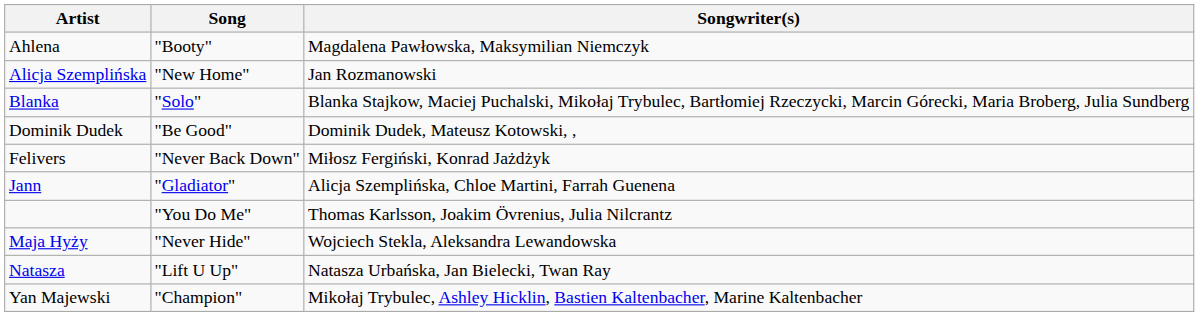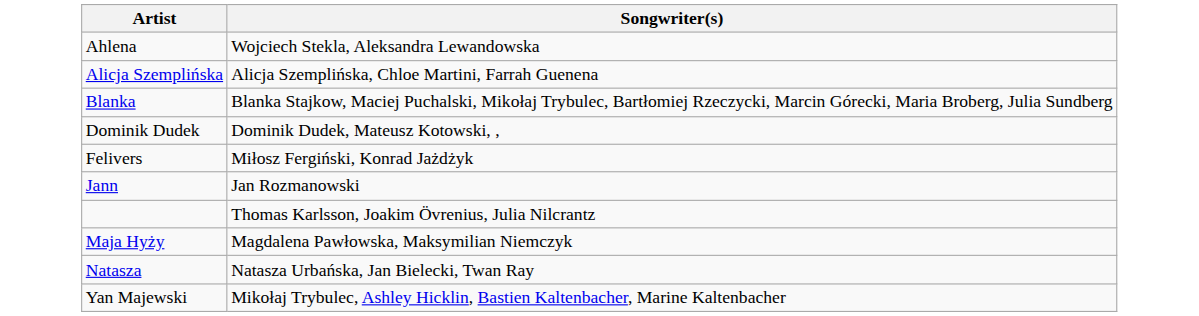- column: (227, 18)
(479, 46) Magdalena Pawłowska, Maksymilian Niemczyk -> (385, 46) Wojciech Stekla, Aleksandra Lewandowska
(372, 74) Jan Rozmanowski -> (415, 74) Alicja Szemplińska, Chloe Martini, Farrah Guenena
(491, 185) Alicja Szemplińska, Chloe Martini, Farrah Guenena -> (295, 185) Jan Rozmanowski
(462, 241) Wojciech Stekla, Aleksandra Lewandowska -> (402, 241) Magdalena Pawłowska, Maksymilian Niemczyk
